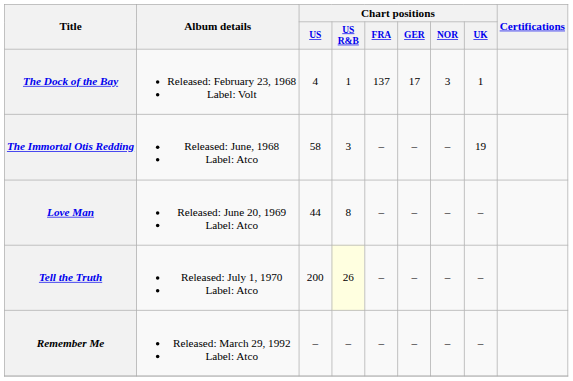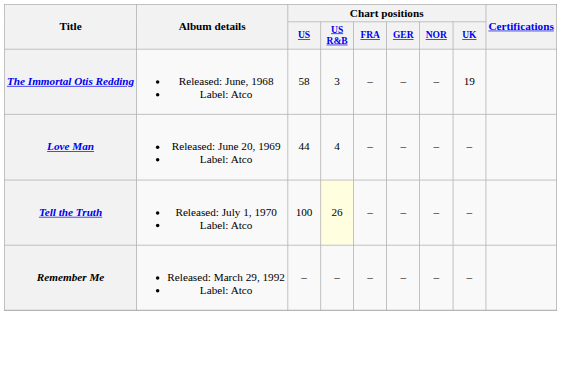- row: (71, 81)
(348, 212) 8 -> (337, 147) 4
(315, 277) 200 -> (304, 212) 100
